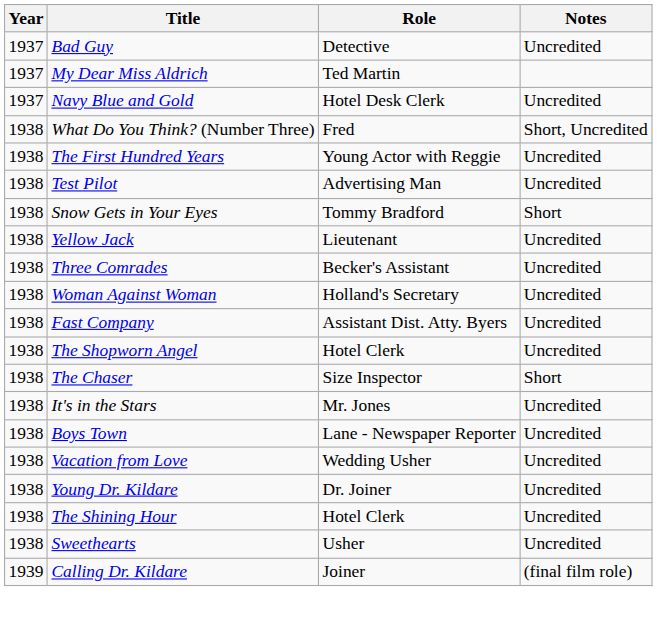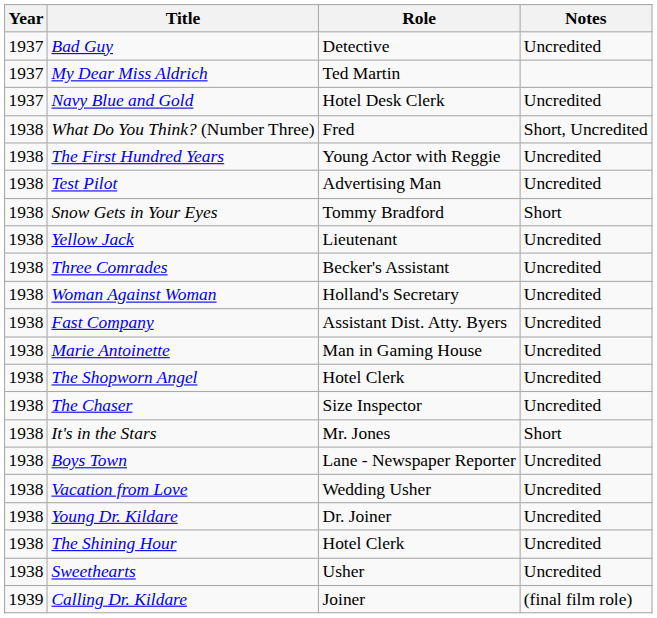+ row: (111, 350)
(543, 377) Short -> (563, 405) Uncredited
(563, 405) Uncredited -> (543, 433) Short
